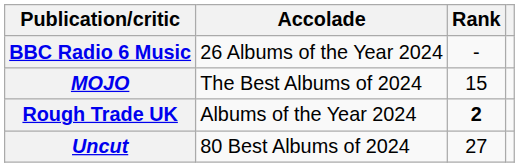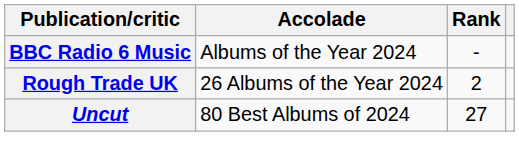(322, 51) 26 Albums of the Year 2024 -> (308, 51) Albums of the Year 2024
- row: (100, 83)
(308, 114) Albums of the Year 2024 -> (322, 83) 26 Albums of the Year 2024
(476, 114) bold -> (476, 83) normal
